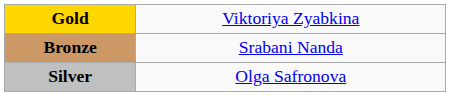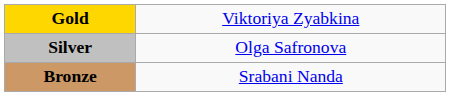rows swapped: (70, 76) <-> (70, 47)
